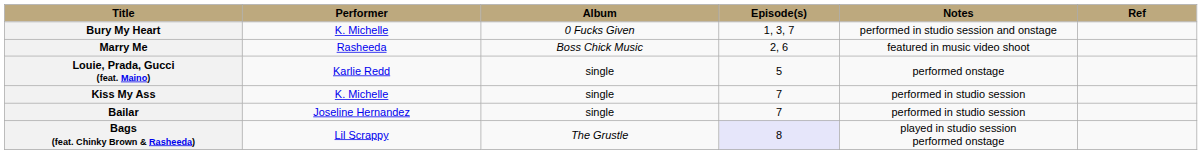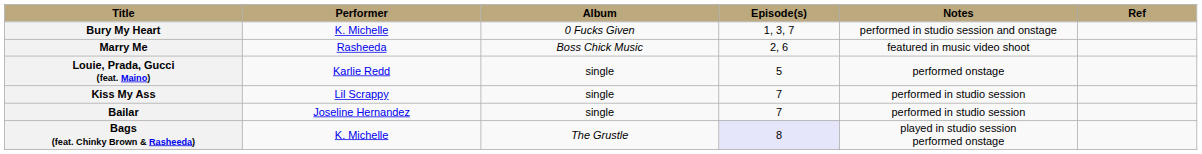(362, 95) K. Michelle -> (362, 95) Lil Scrappy
(362, 135) Lil Scrappy -> (362, 135) K. Michelle
